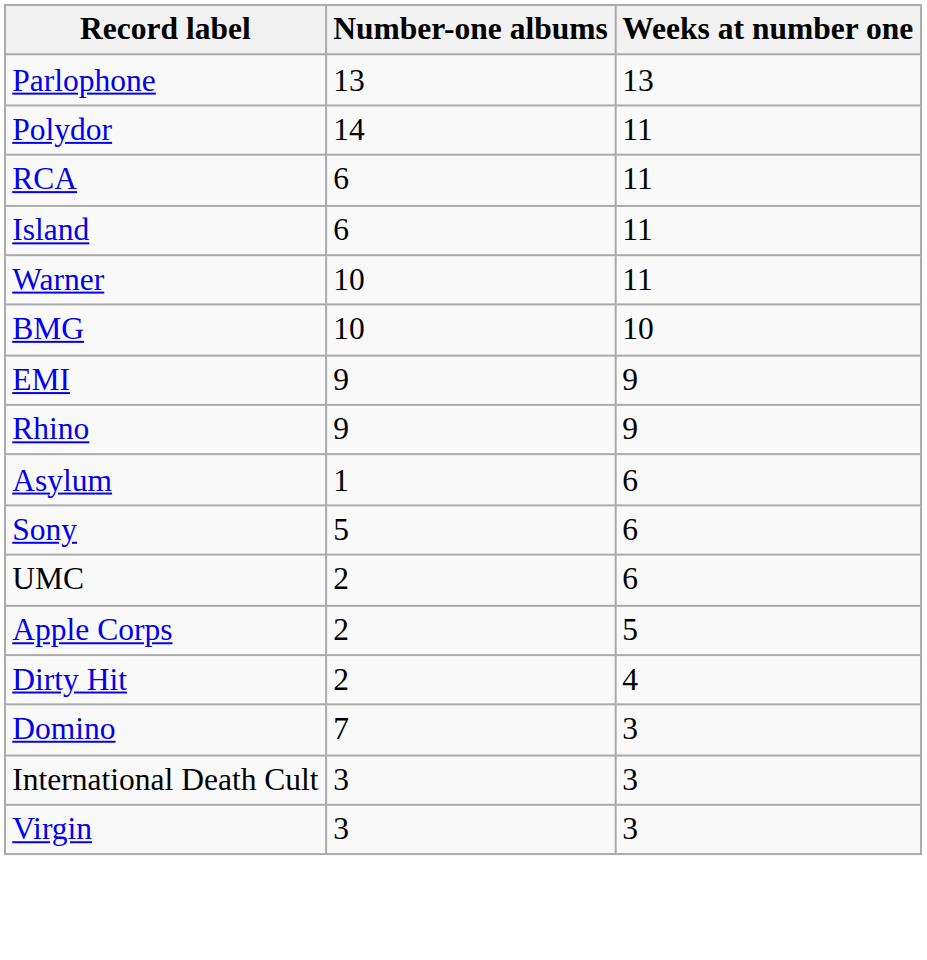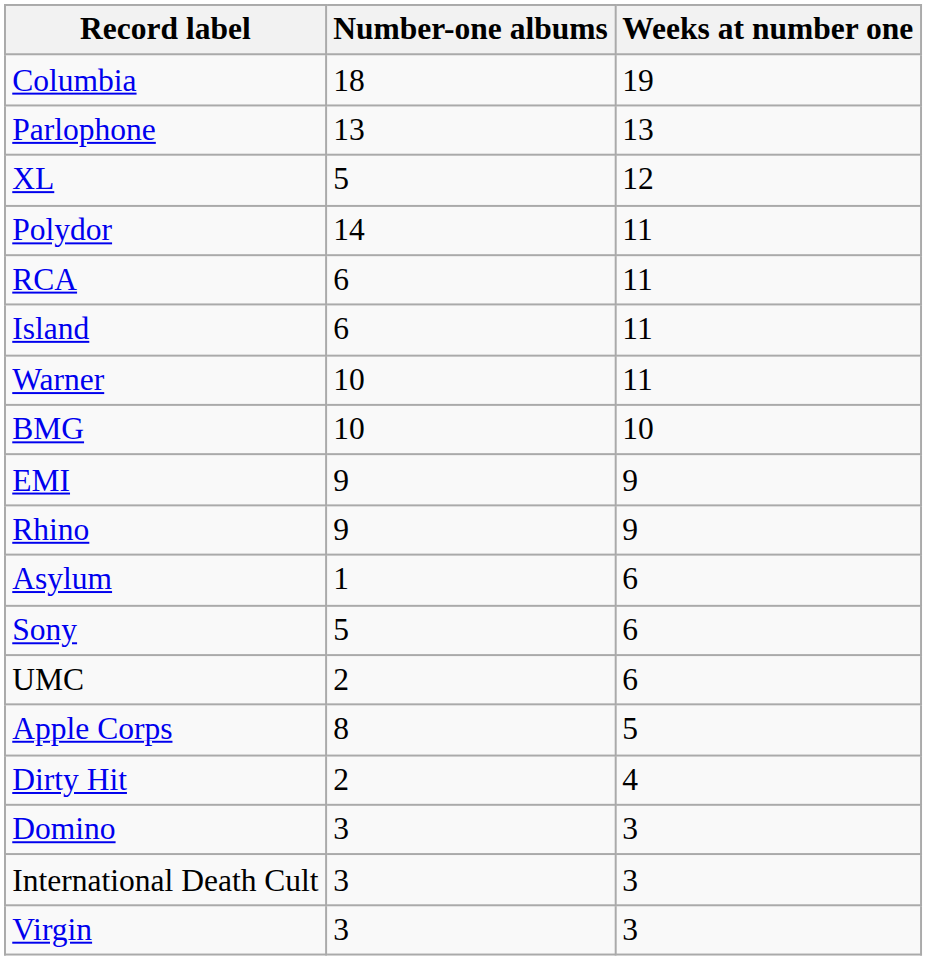+ row: (74, 79)
+ row: (33, 179)
(341, 629) 2 -> (341, 729) 8
(341, 729) 7 -> (341, 829) 3
